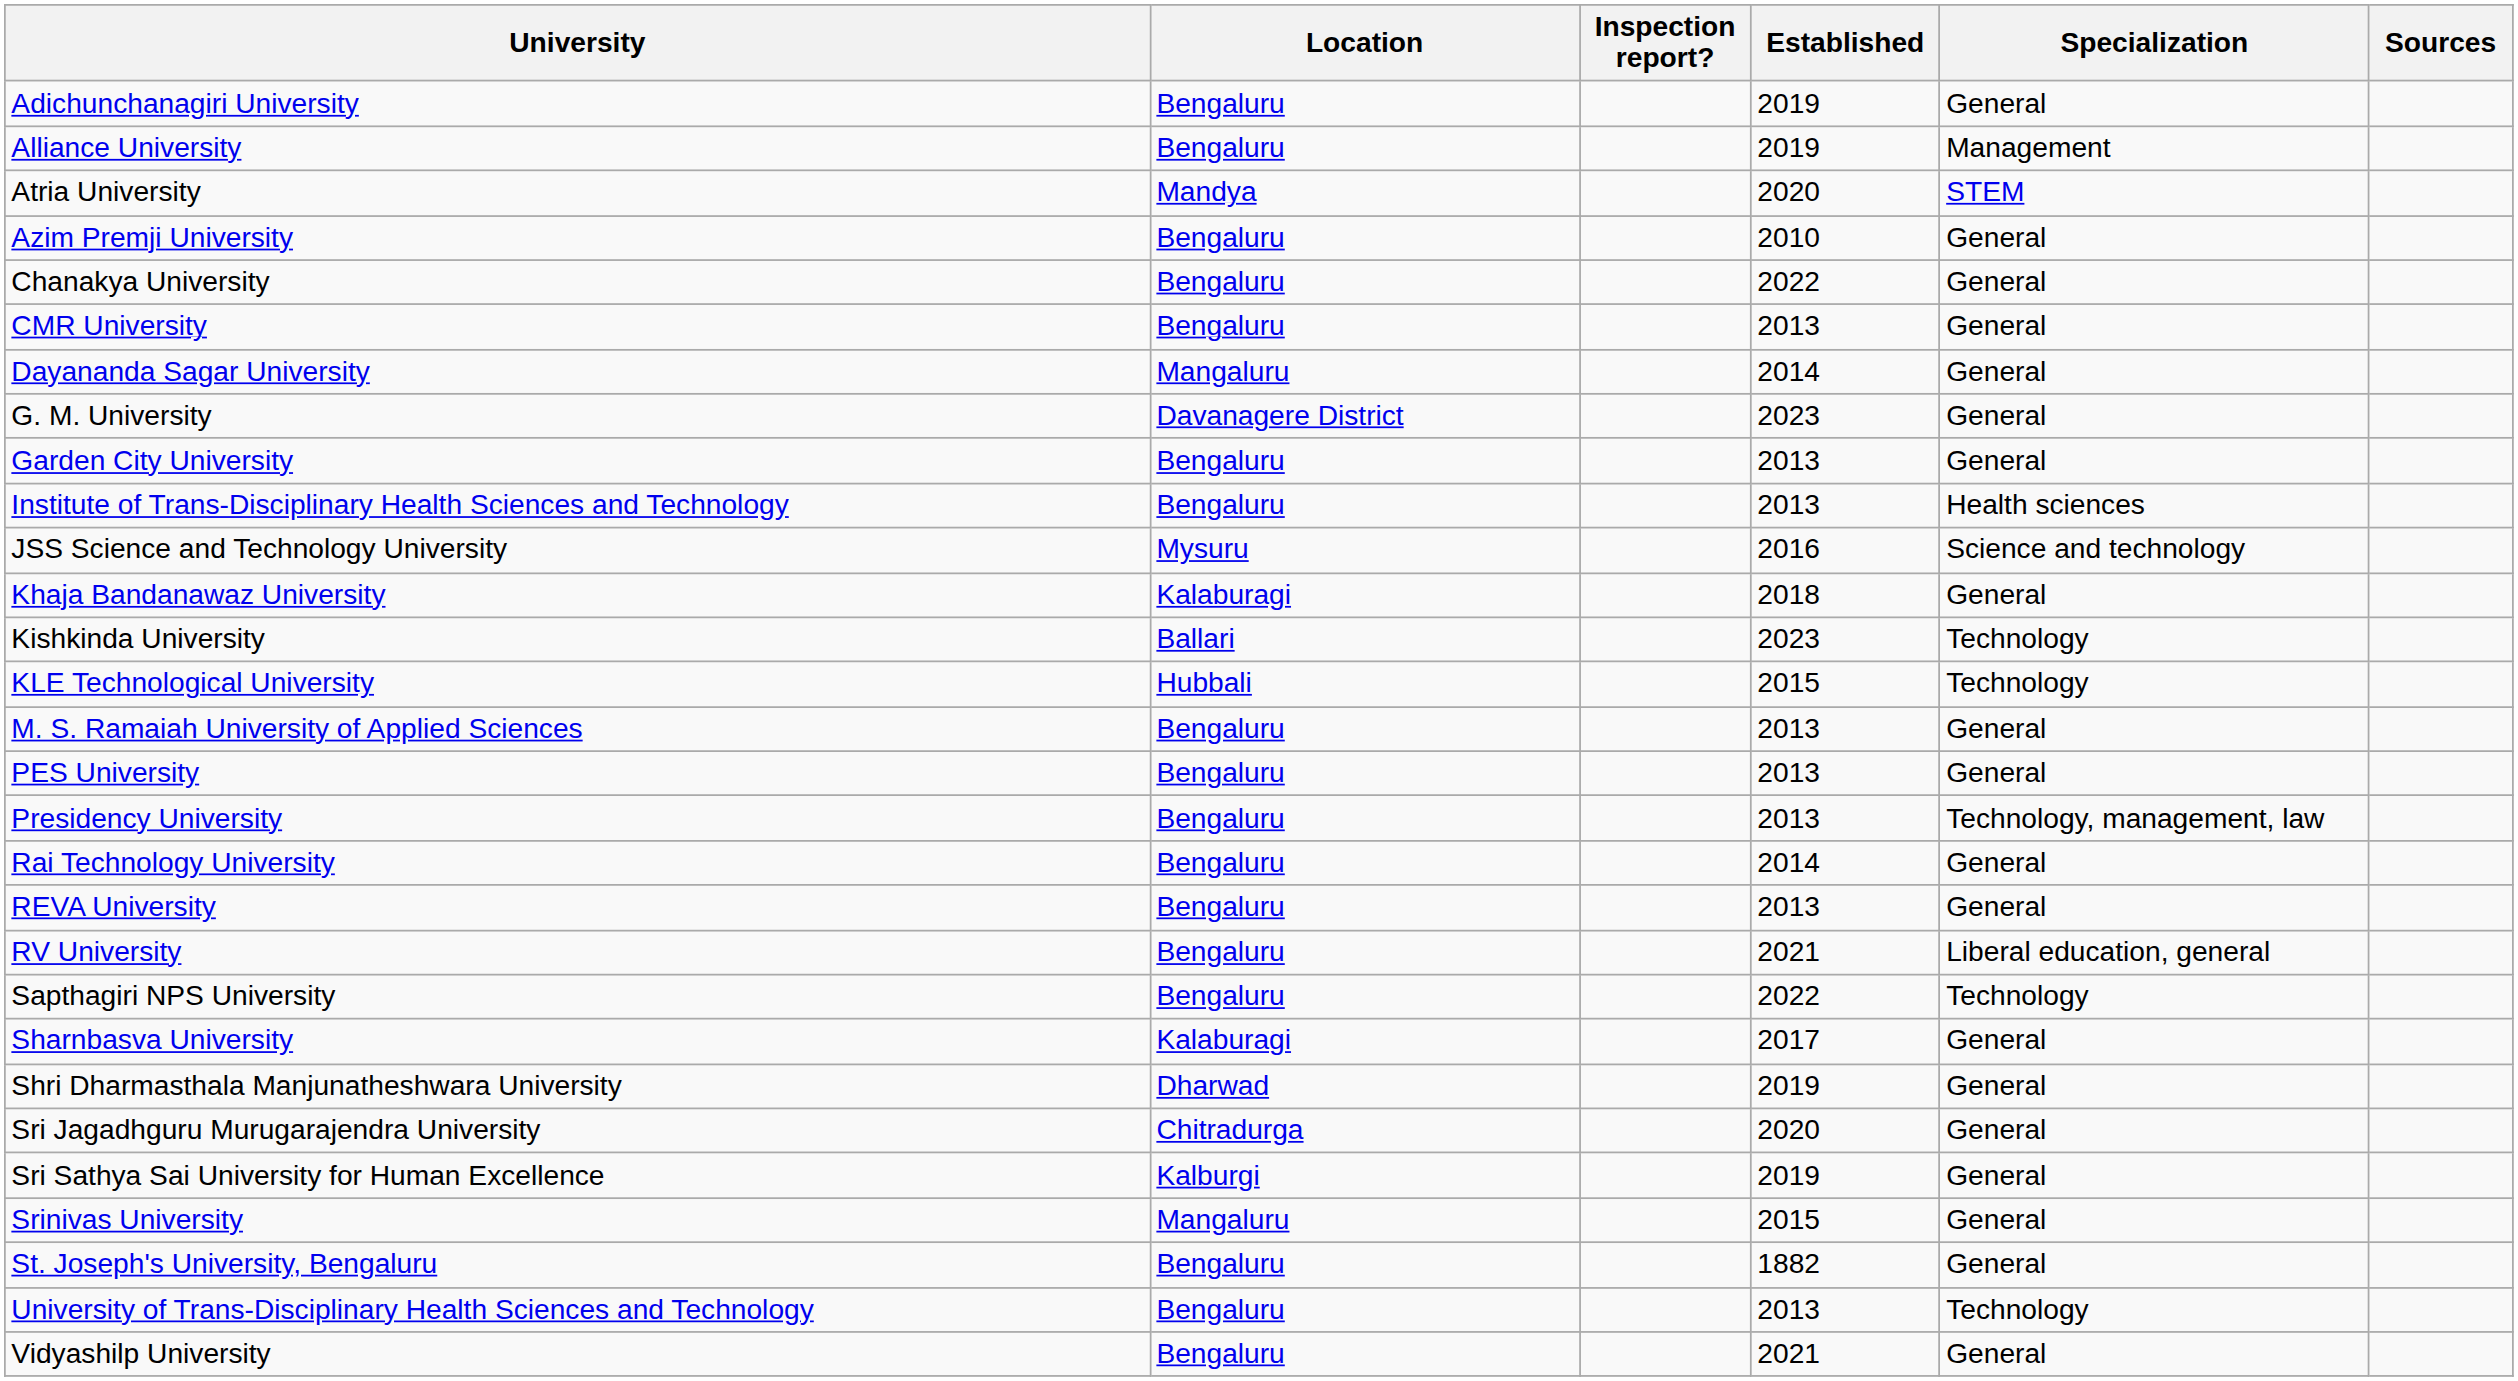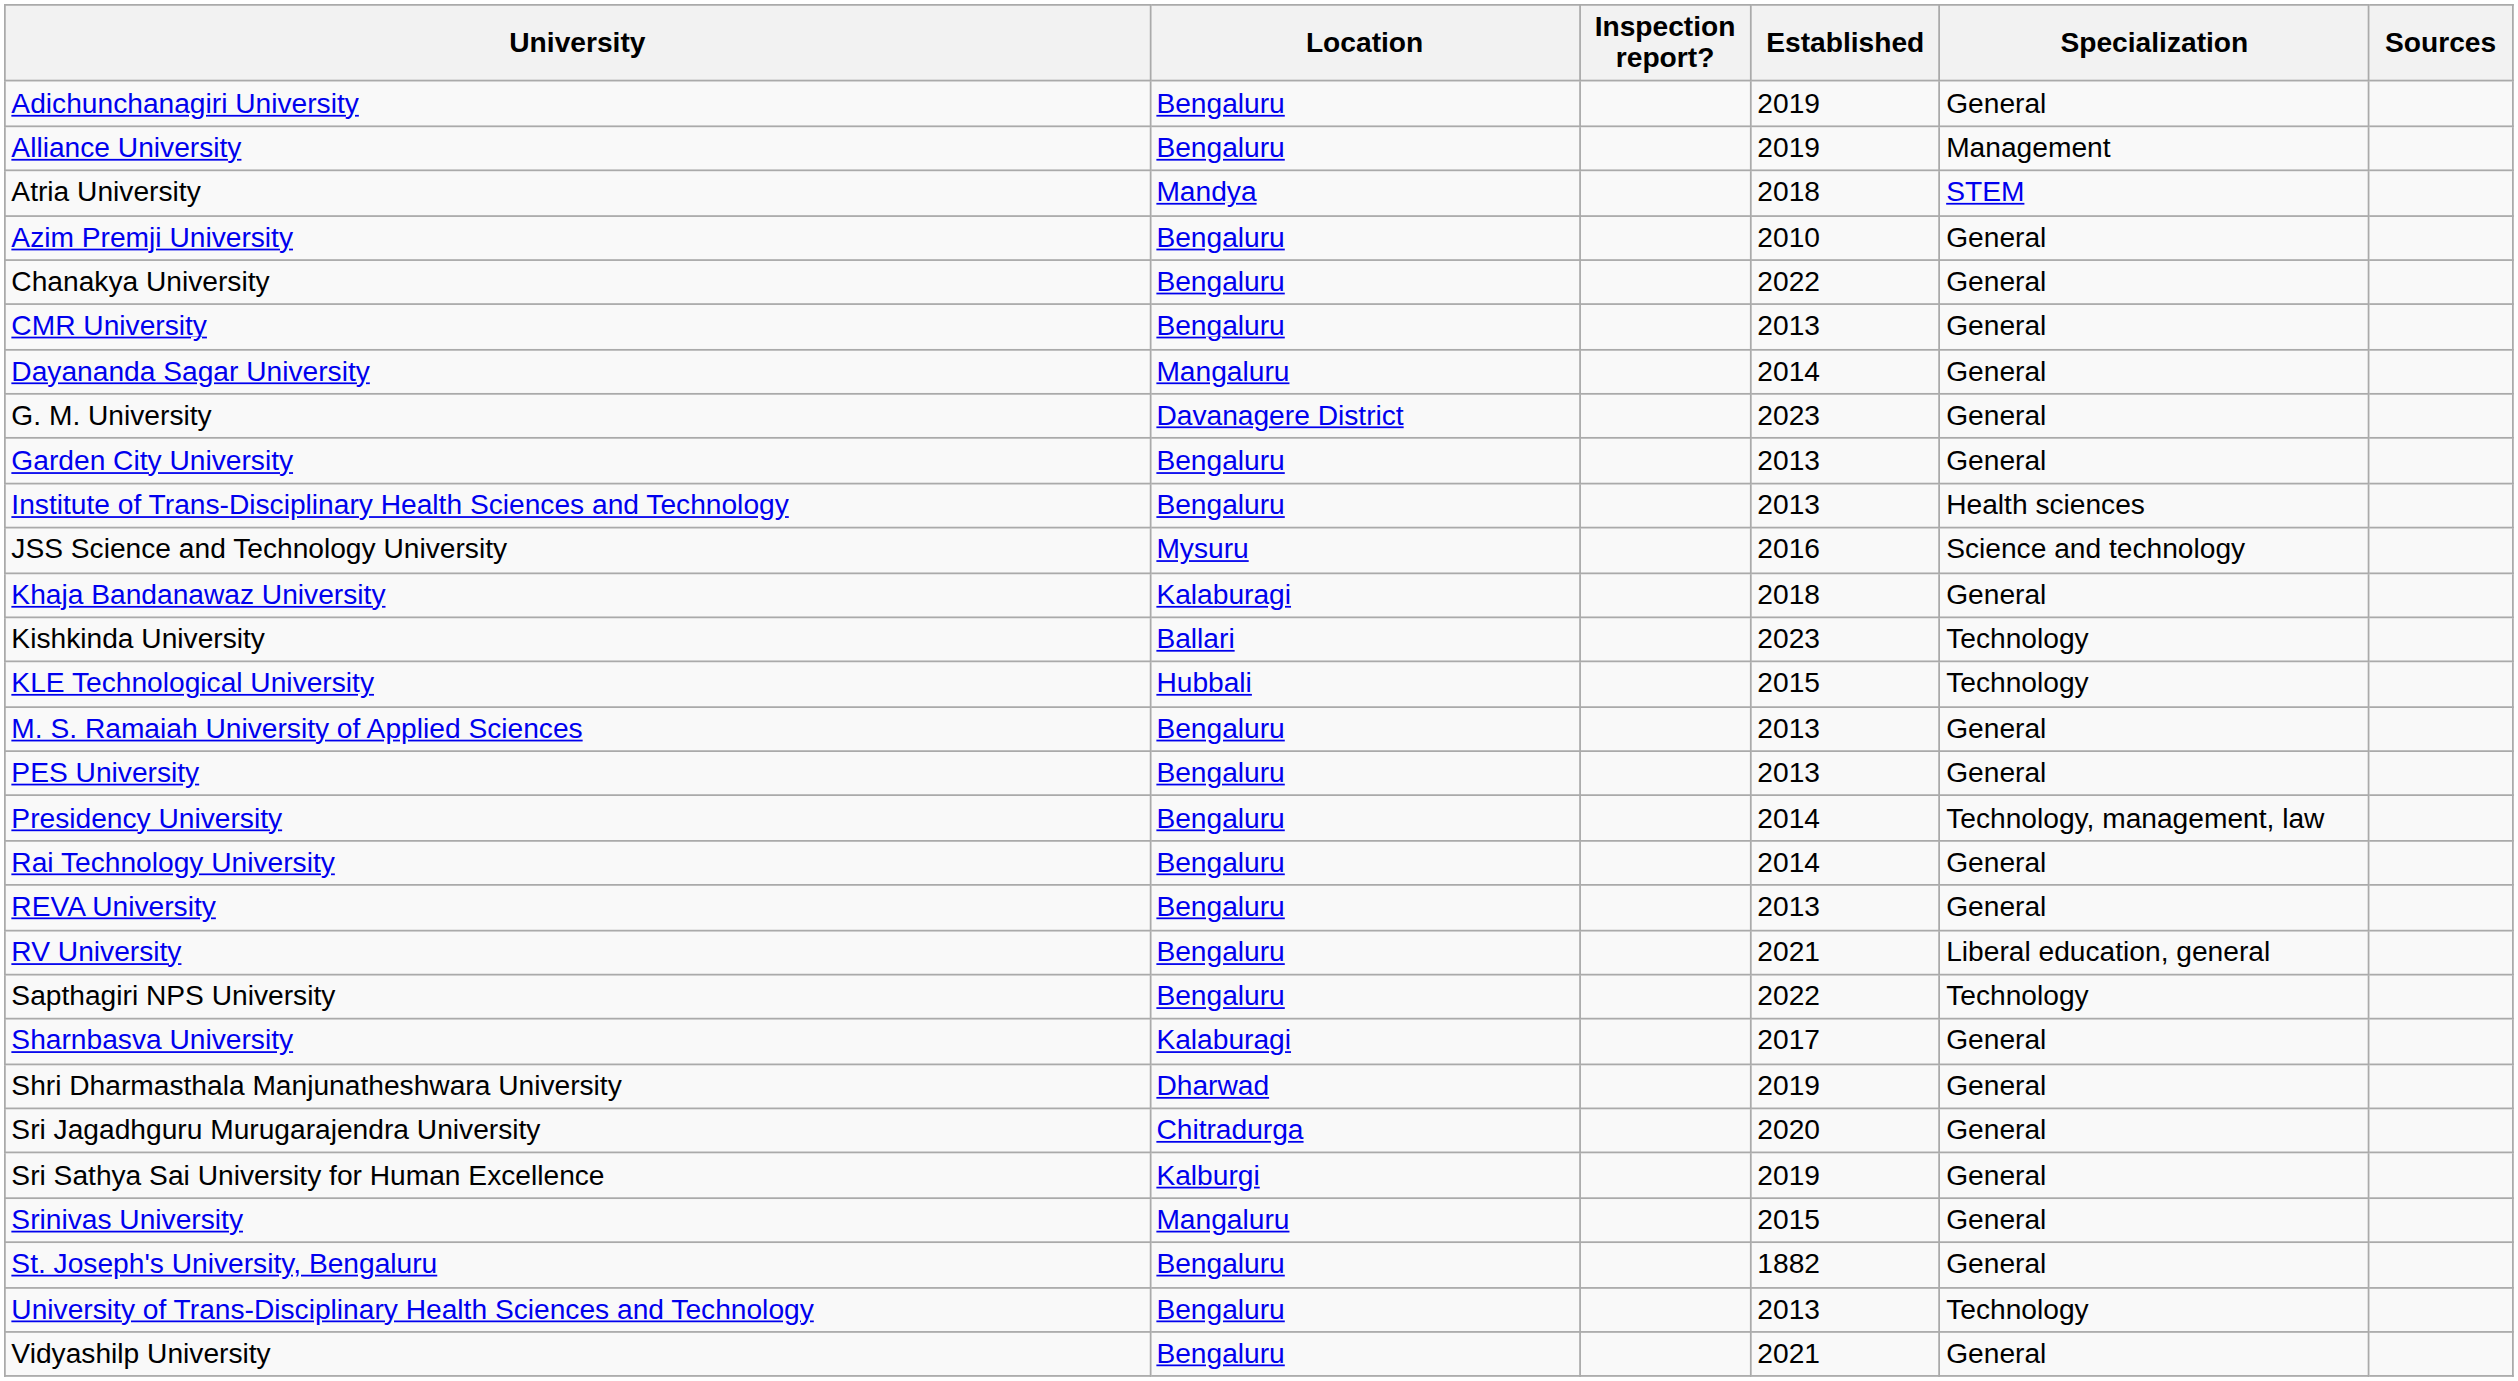(1789, 192) 2020 -> (1789, 192) 2018
(1789, 817) 2013 -> (1789, 817) 2014
